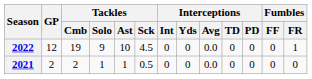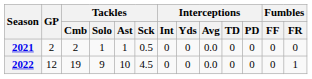rows swapped: (23, 64) <-> (23, 47)
